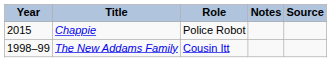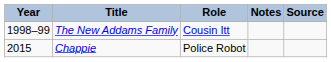rows swapped: (116, 48) <-> (76, 30)
